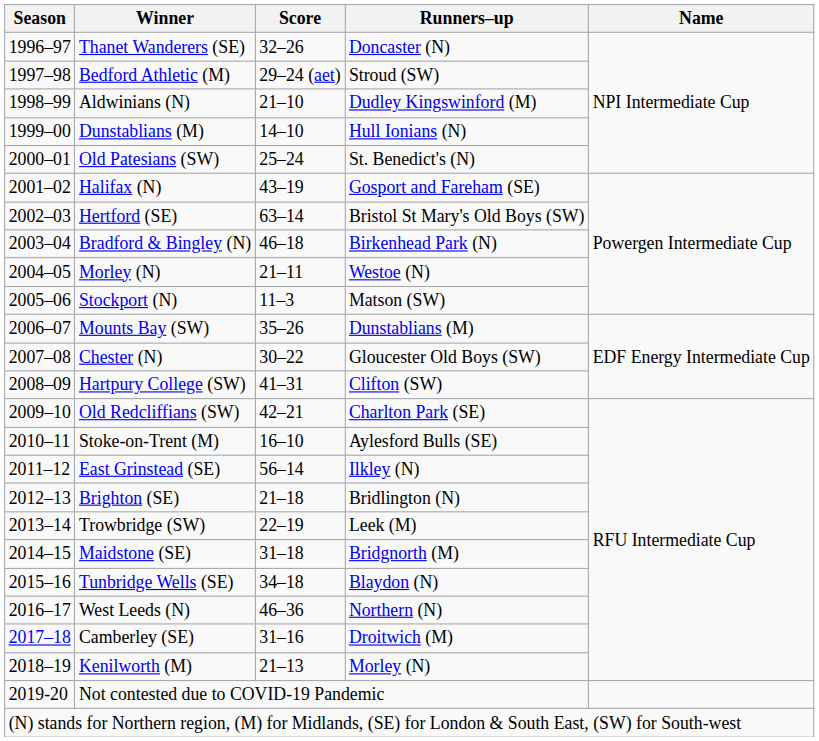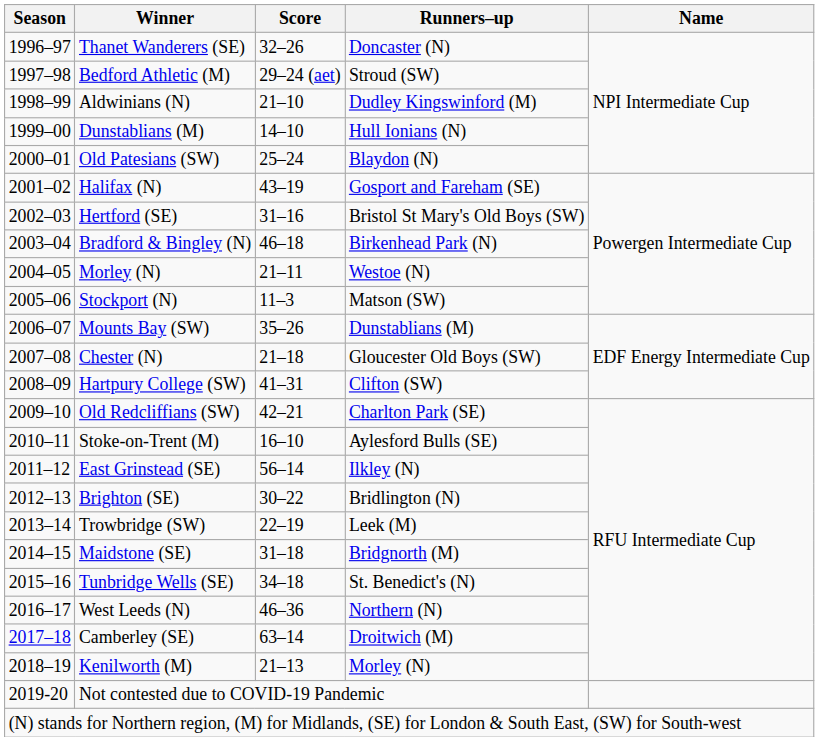(412, 159) St. Benedict's (N) -> (394, 159) Blaydon (N)
(282, 215) 63–14 -> (282, 215) 31–16
(282, 356) 30–22 -> (282, 356) 21–18
(282, 497) 21–18 -> (282, 497) 30–22
(394, 581) Blaydon (N) -> (412, 581) St. Benedict's (N)
(282, 638) 31–16 -> (282, 638) 63–14
